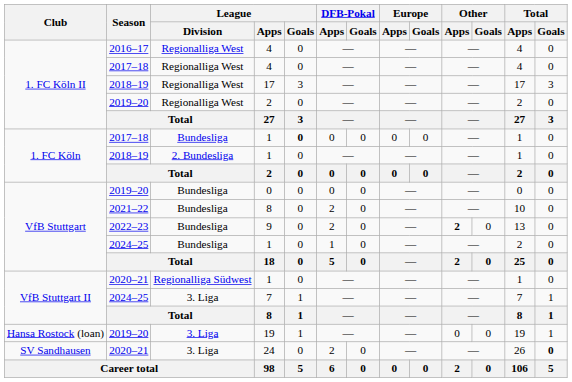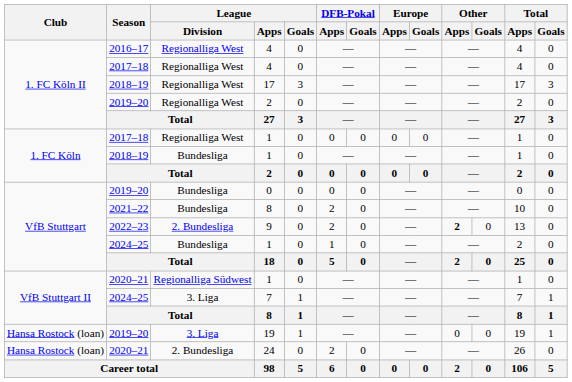(202, 137) Bundesliga -> (202, 137) Regionalliga West
(300, 137) bold -> (300, 137) normal
(202, 155) 2. Bundesliga -> (202, 155) Bundesliga
(202, 226) Bundesliga -> (202, 226) 2. Bundesliga
(55, 350) SV Sandhausen -> (55, 350) Hansa Rostock (loan)
(202, 350) 3. Liga -> (202, 350) 2. Bundesliga
(551, 350) bold -> (551, 350) normal
